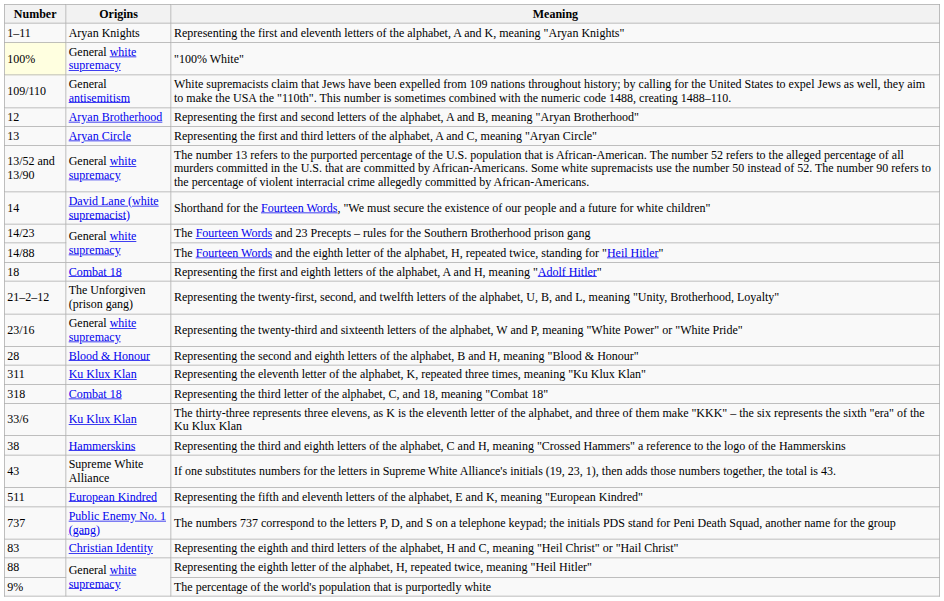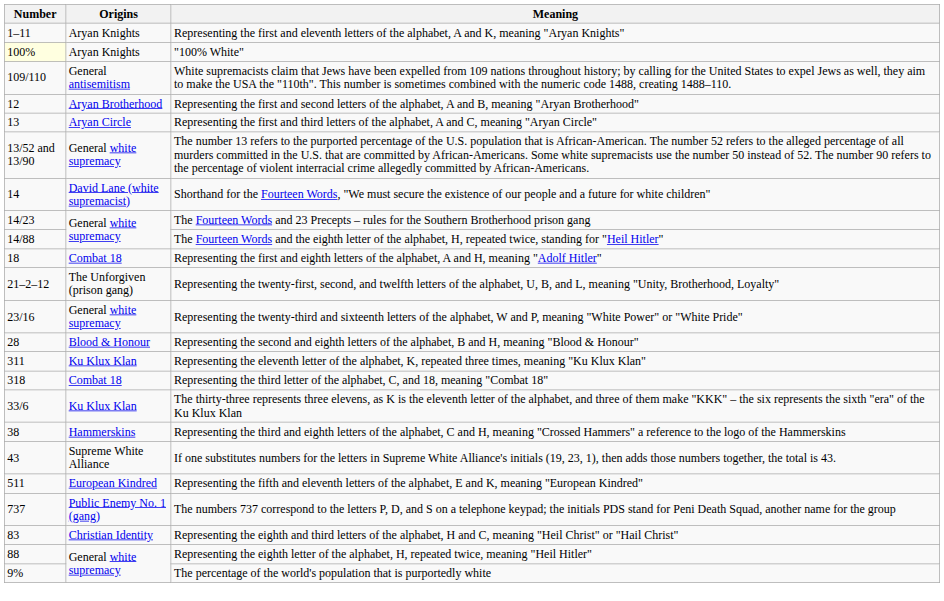(103, 58) General white supremacy -> (104, 52) Aryan Knights
